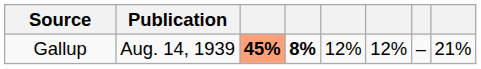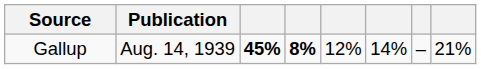(262, 49) lightsalmon background -> (262, 49) no background
(389, 49) 12% -> (389, 49) 14%
